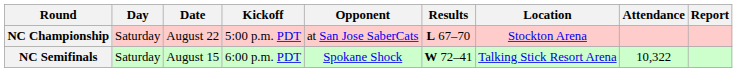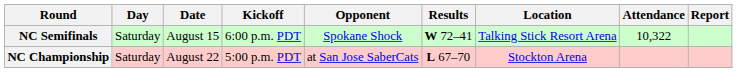rows swapped: (58, 57) <-> (58, 36)
